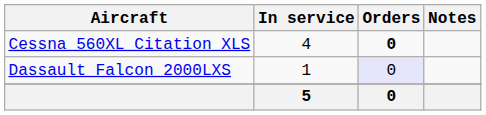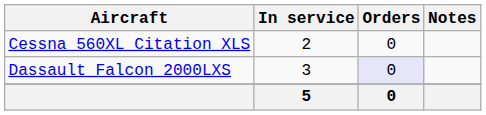(306, 44) 4 -> (306, 44) 2
(391, 44) bold -> (391, 44) normal
(306, 70) 1 -> (306, 70) 3
